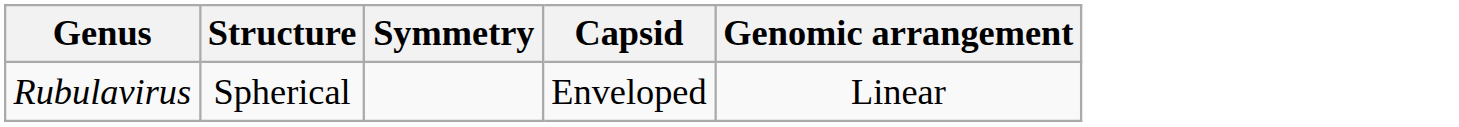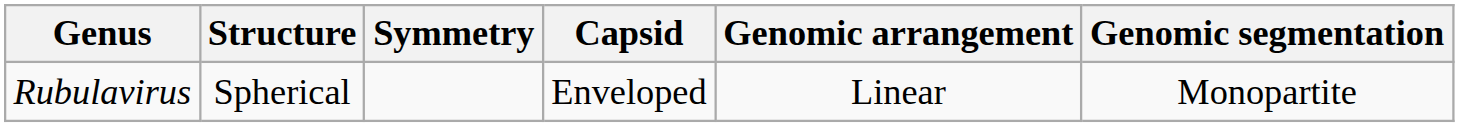+ column: (1267, 33)
